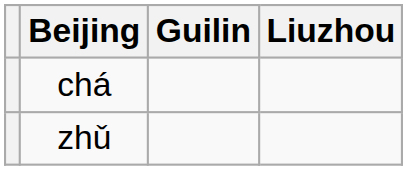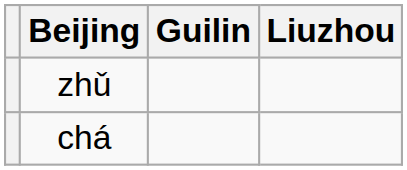rows swapped: (84, 84) <-> (84, 137)
